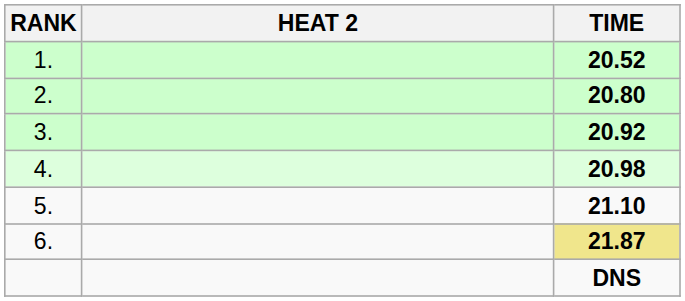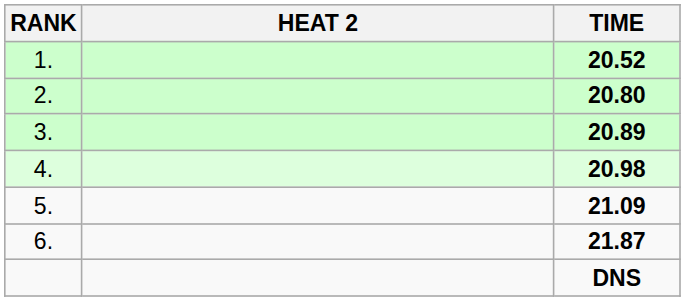(617, 133) 20.92 -> (617, 133) 20.89
(617, 205) 21.10 -> (617, 205) 21.09
(617, 242) khaki background -> (617, 242) no background
